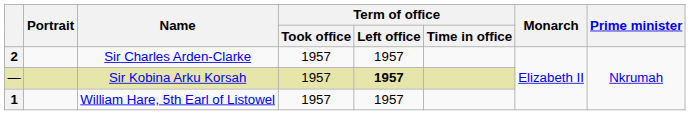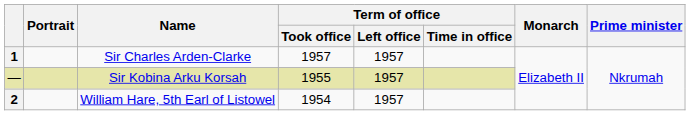(14, 57) 2 -> (14, 57) 1
(316, 78) 1957 -> (316, 78) 1955
(389, 78) bold -> (389, 78) normal
(14, 99) 1 -> (14, 99) 2
(316, 99) 1957 -> (316, 99) 1954
